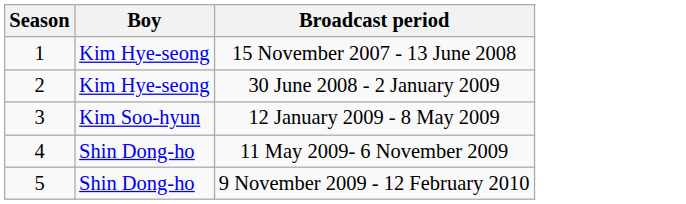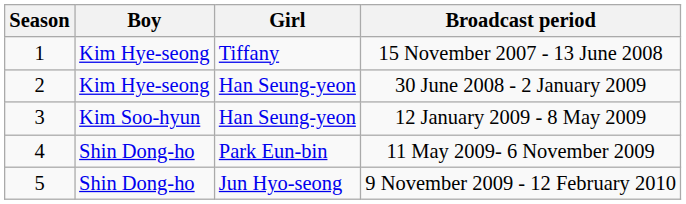+ column: (287, 20)
